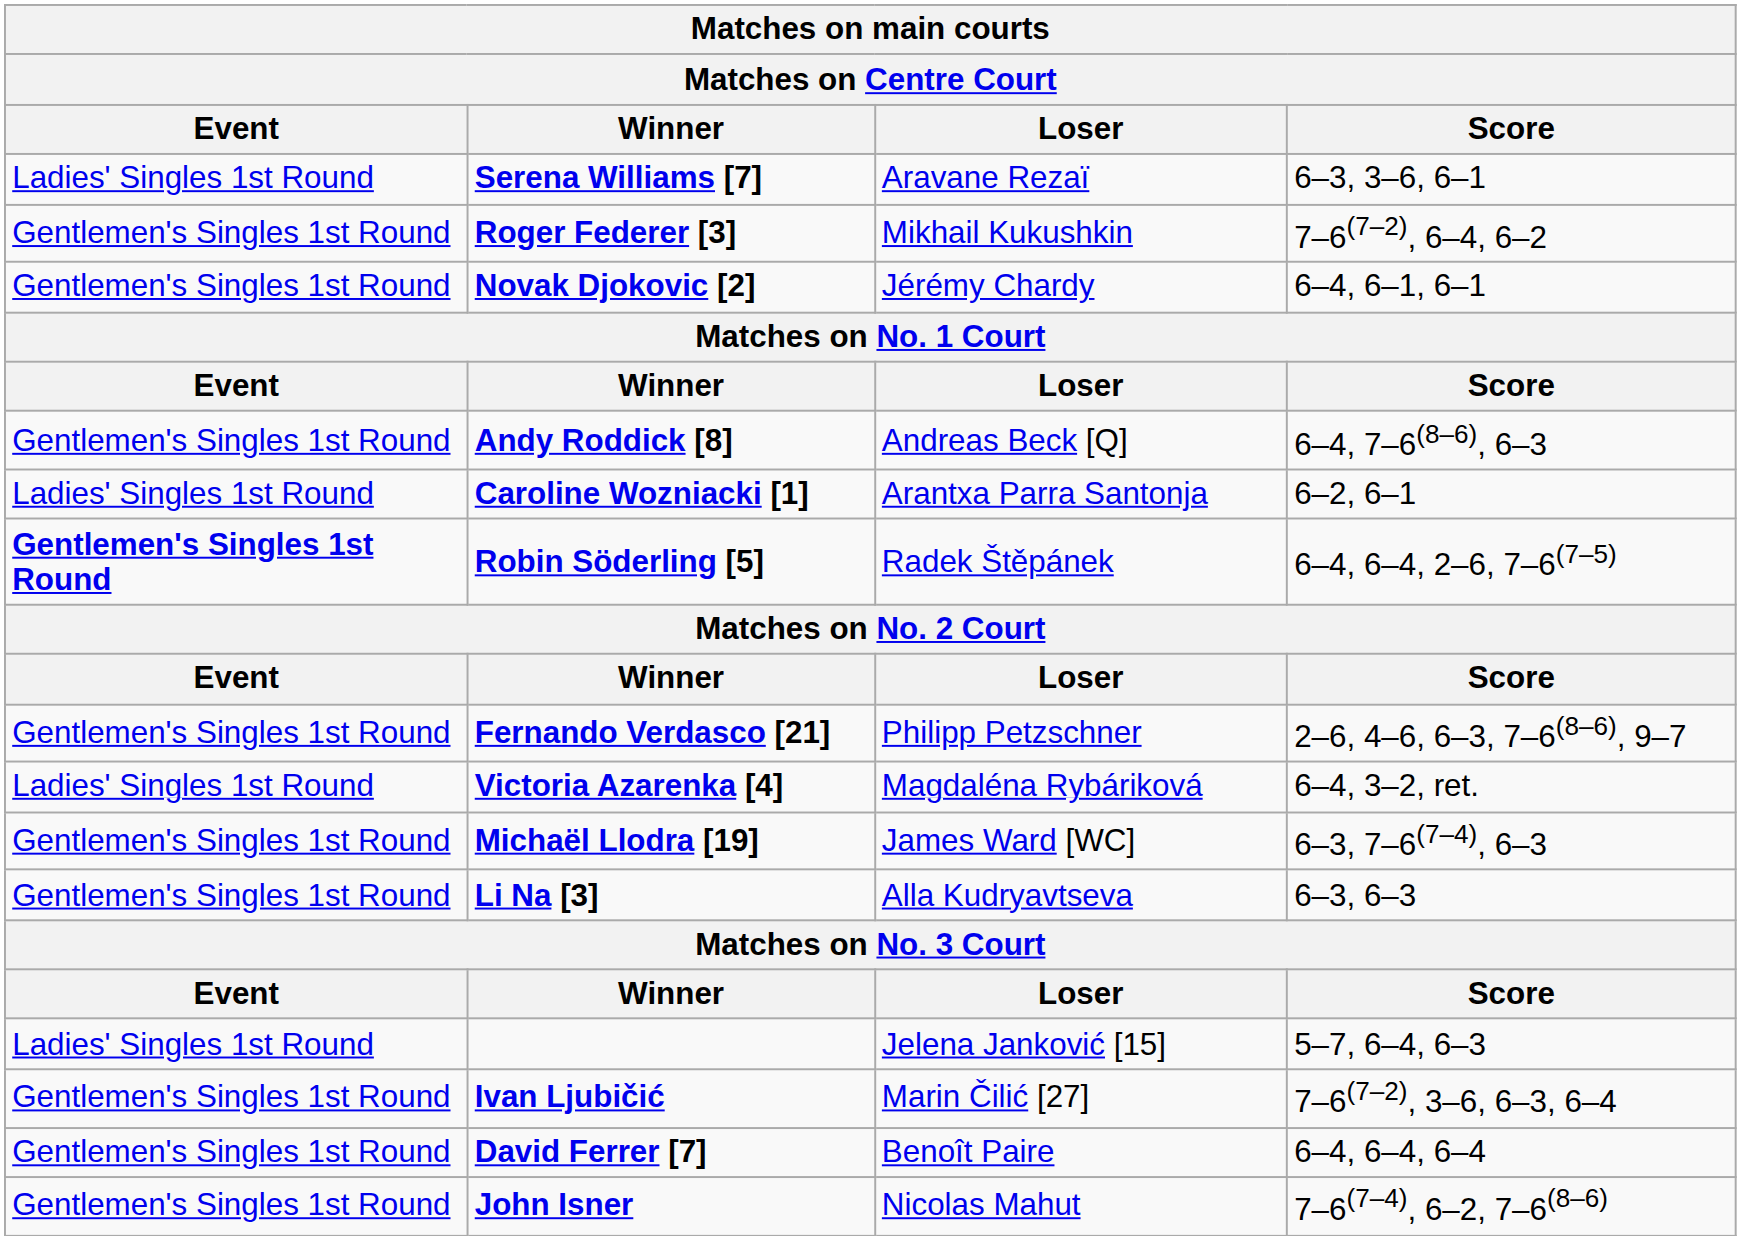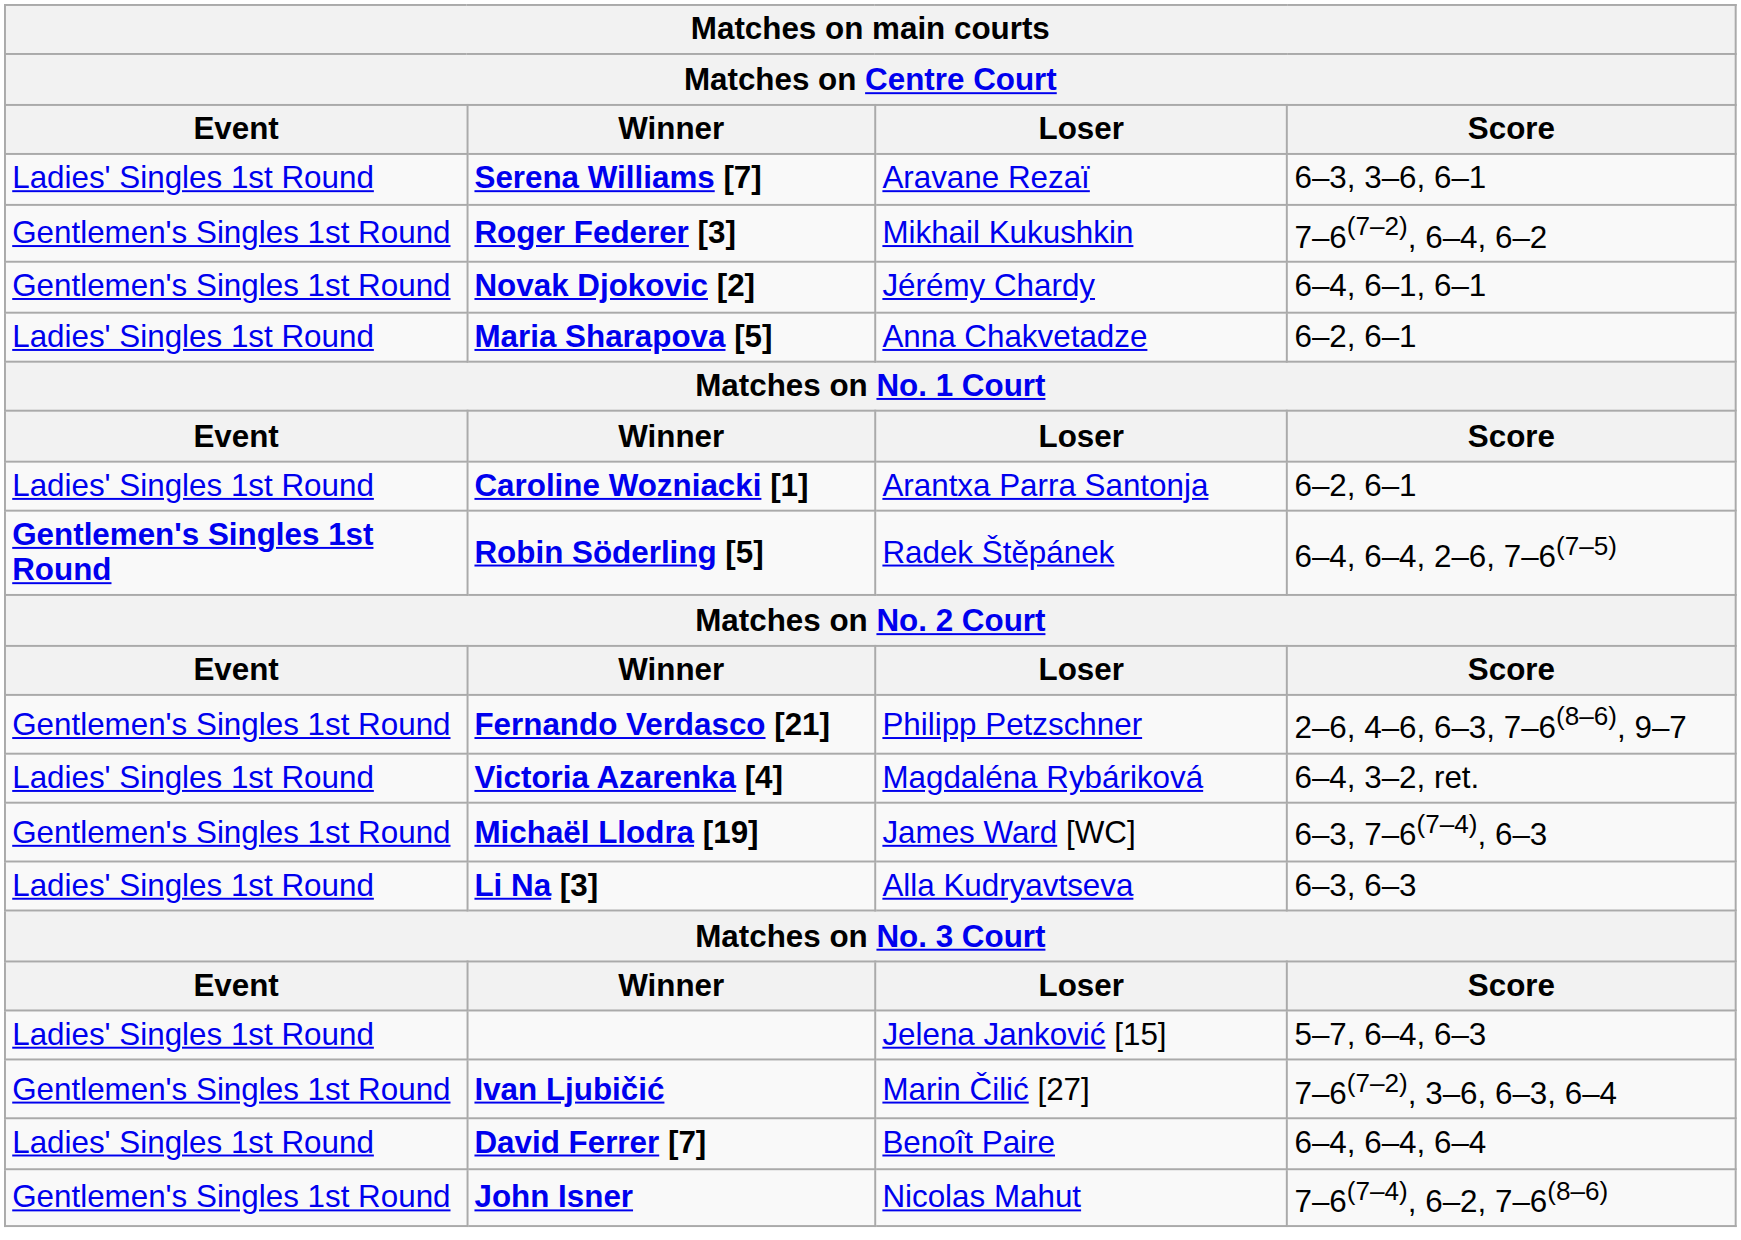+ row: (623, 336)
- row: (604, 439)
(231, 894) Gentlemen's Singles 1st Round -> (193, 885) Ladies' Singles 1st Round
(231, 1151) Gentlemen's Singles 1st Round -> (193, 1143) Ladies' Singles 1st Round
